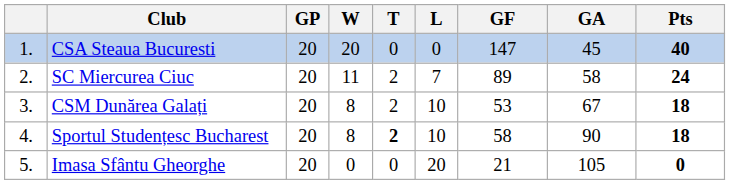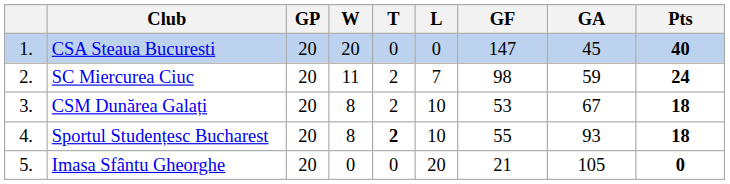(502, 77) 89 -> (502, 77) 98
(591, 77) 58 -> (591, 77) 59
(502, 135) 58 -> (502, 135) 55
(591, 135) 90 -> (591, 135) 93
